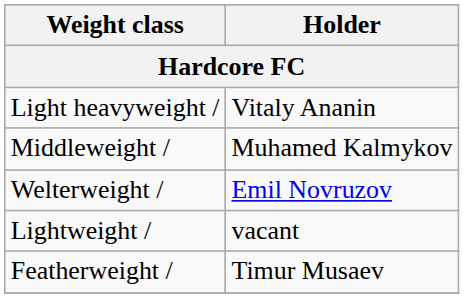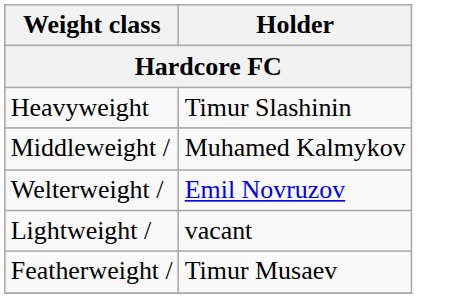+ row: (80, 107)
- row: (115, 107)
